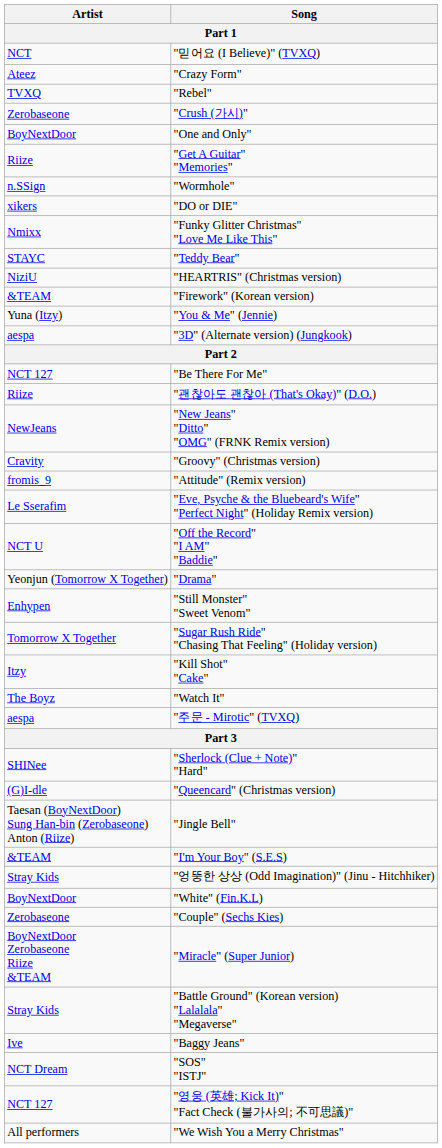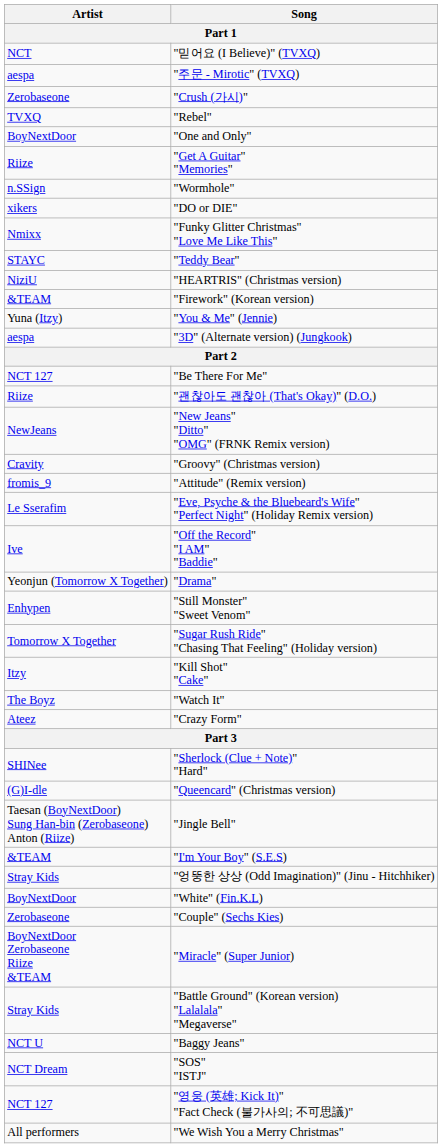rows swapped: (236, 717) <-> (208, 74)
rows swapped: (193, 93) <-> (211, 113)
(25, 546) NCT U -> (15, 548) Ive
(15, 1043) Ive -> (25, 1043) NCT U
